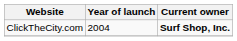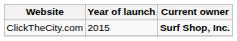(99, 28) 2004 -> (99, 28) 2015
